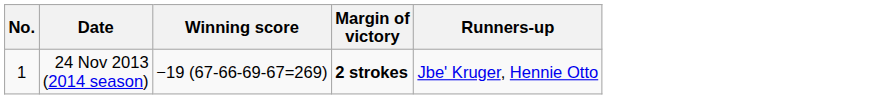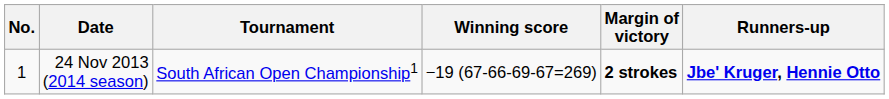+ column: (287, 27)
(508, 72) normal -> (784, 72) bold
